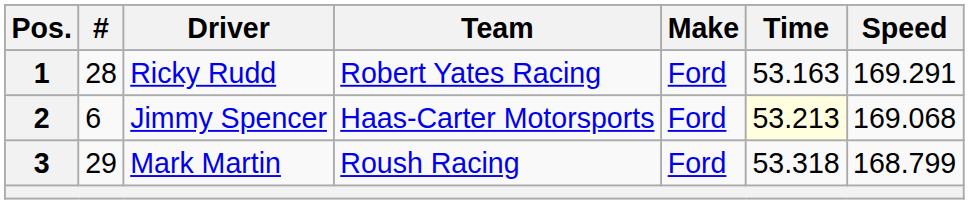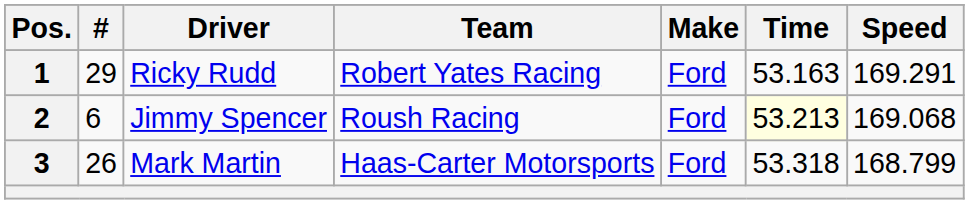(101, 73) 28 -> (101, 73) 29
(497, 118) Haas-Carter Motorsports -> (430, 118) Roush Racing
(101, 163) 29 -> (101, 163) 26
(430, 163) Roush Racing -> (497, 163) Haas-Carter Motorsports
